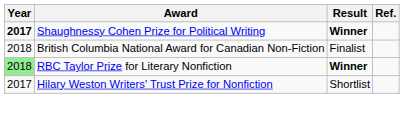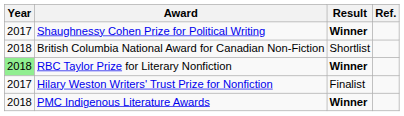(19, 31) bold -> (19, 31) normal
(347, 48) Finalist -> (350, 48) Shortlist
(350, 84) Shortlist -> (347, 84) Finalist
+ row: (123, 102)
